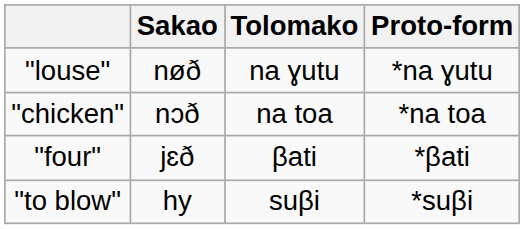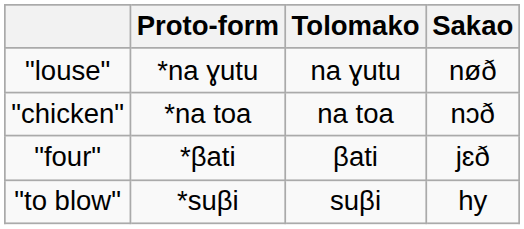columns swapped: (177, 26) <-> (442, 26)
